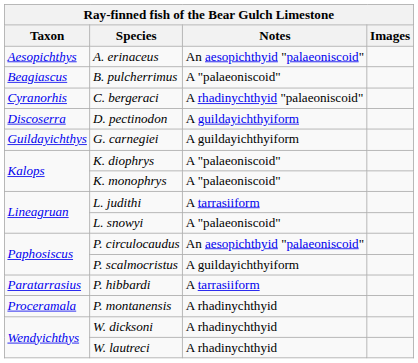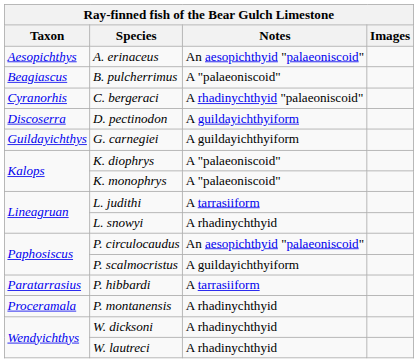(233, 222) A "palaeoniscoid" -> (231, 222) A rhadinychthyid
